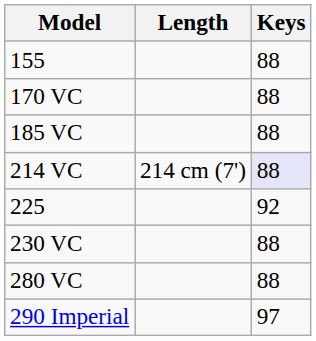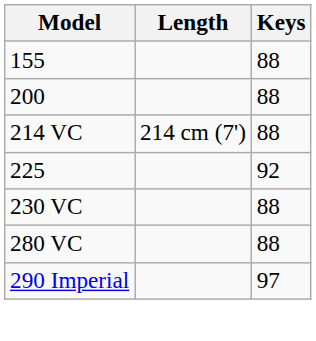- row: (46, 96)
- row: (46, 133)
+ row: (27, 96)
(268, 170) lavender background -> (268, 133) no background
